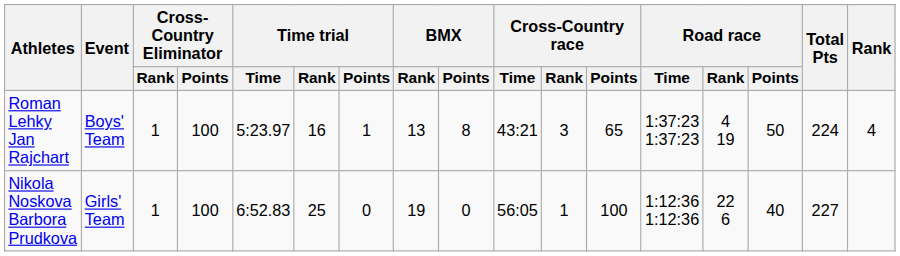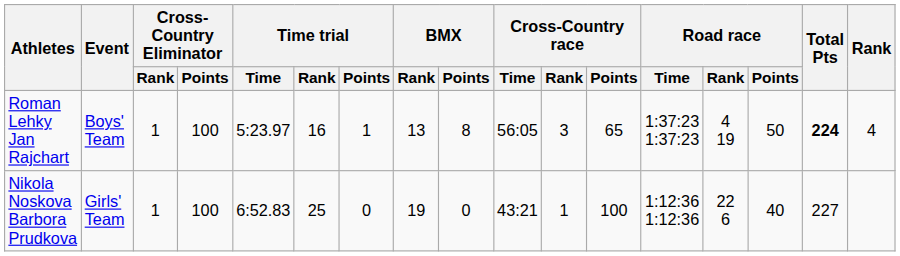(517, 131) 43:21 -> (517, 131) 56:05
(825, 131) normal -> (825, 131) bold
(517, 211) 56:05 -> (517, 211) 43:21
